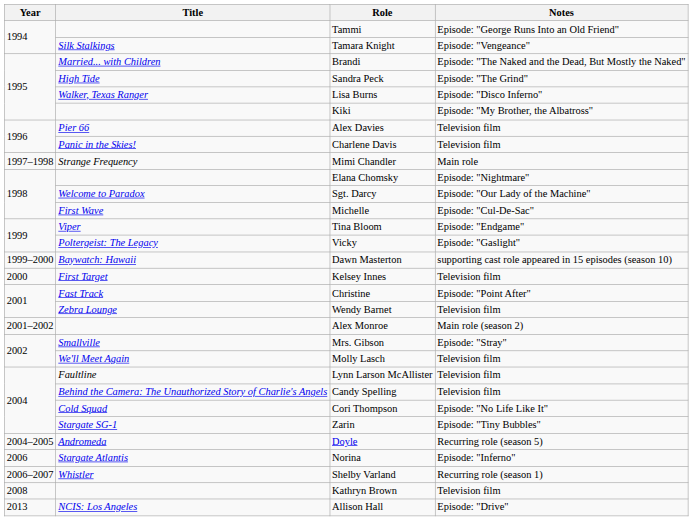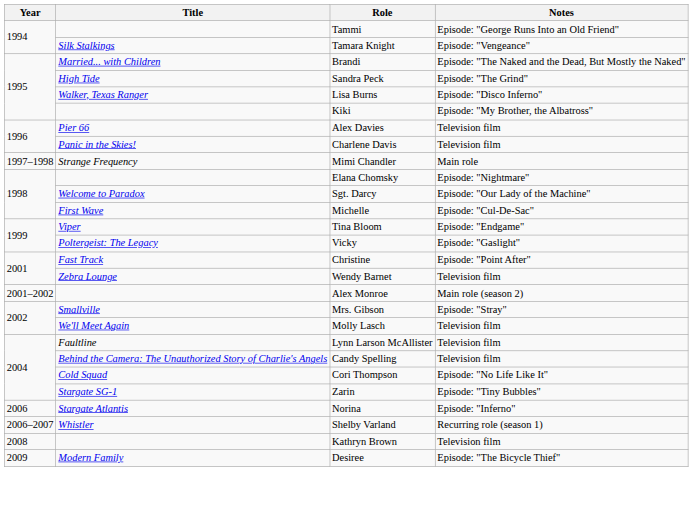- row: (367, 260)
- row: (359, 276)
- row: (345, 441)
+ row: (348, 458)
- row: (358, 507)
